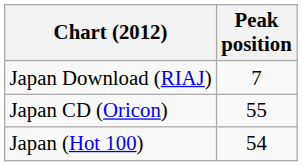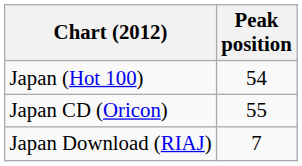rows swapped: (76, 143) <-> (111, 77)
